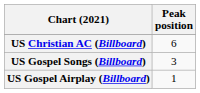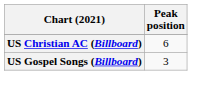- row: (78, 79)
